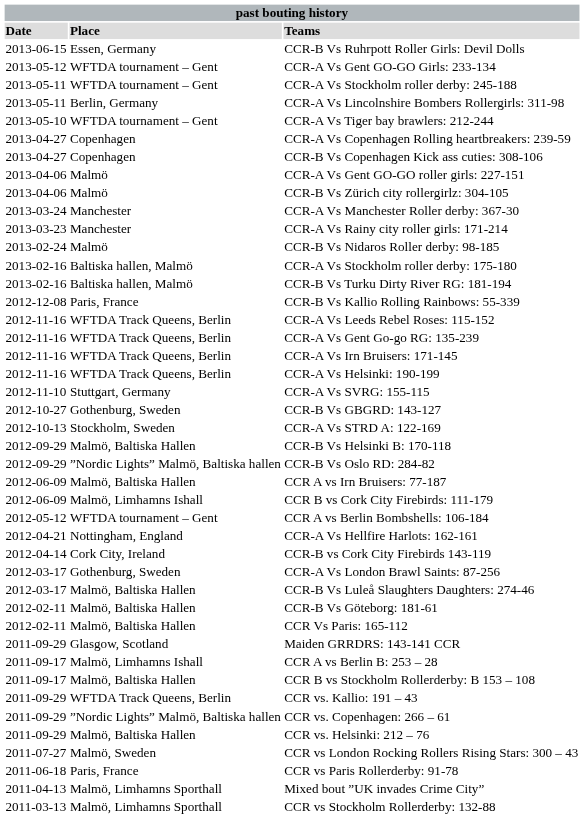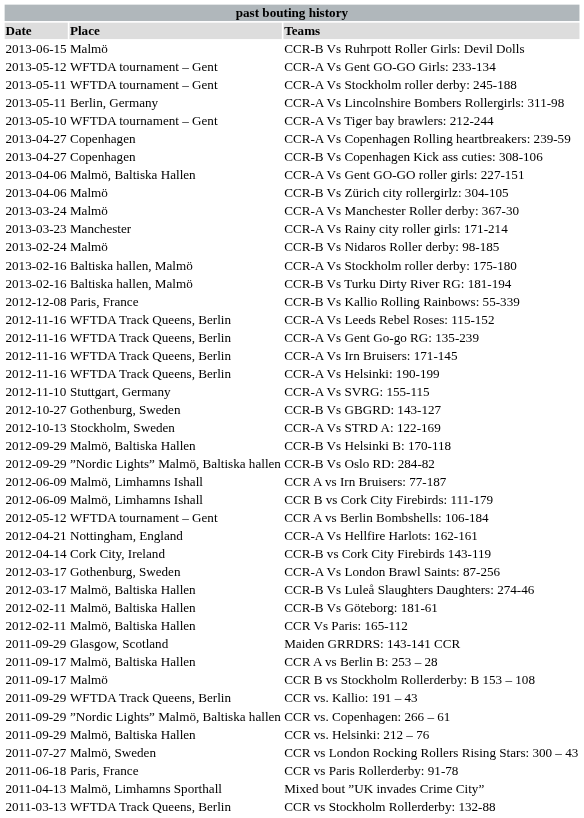(113, 49) Essen, Germany -> (89, 49) Malmö
(89, 175) Malmö -> (133, 175) Malmö, Baltiska Hallen
(101, 211) Manchester -> (89, 211) Malmö
(133, 481) Malmö, Baltiska Hallen -> (136, 481) Malmö, Limhamns Ishall
(136, 662) Malmö, Limhamns Ishall -> (133, 662) Malmö, Baltiska Hallen
(133, 680) Malmö, Baltiska Hallen -> (89, 680) Malmö
(146, 806) Malmö, Limhamns Sporthall -> (150, 806) WFTDA Track Queens, Berlin
